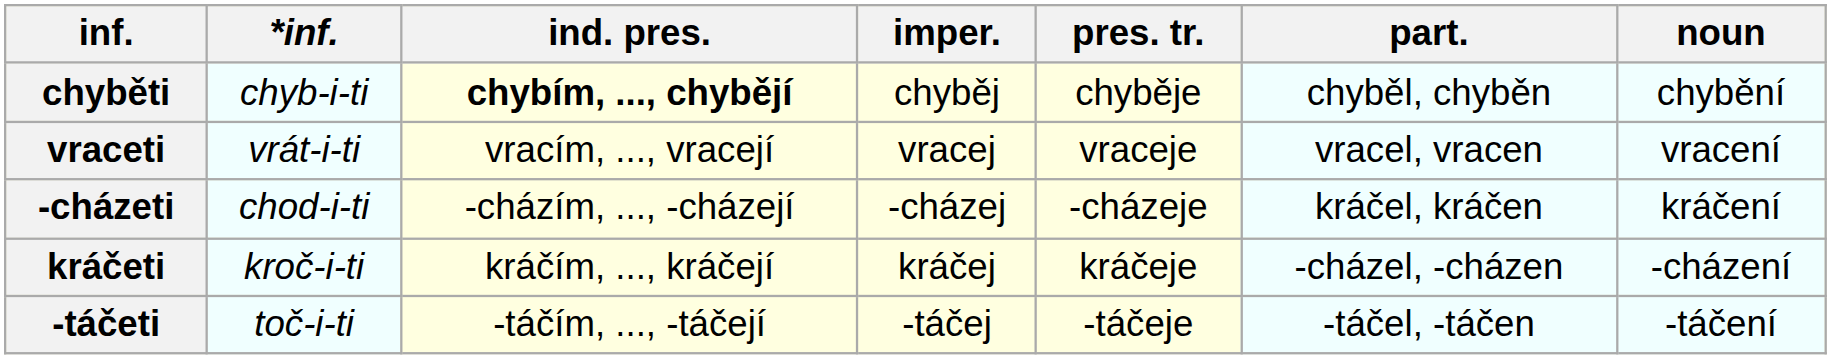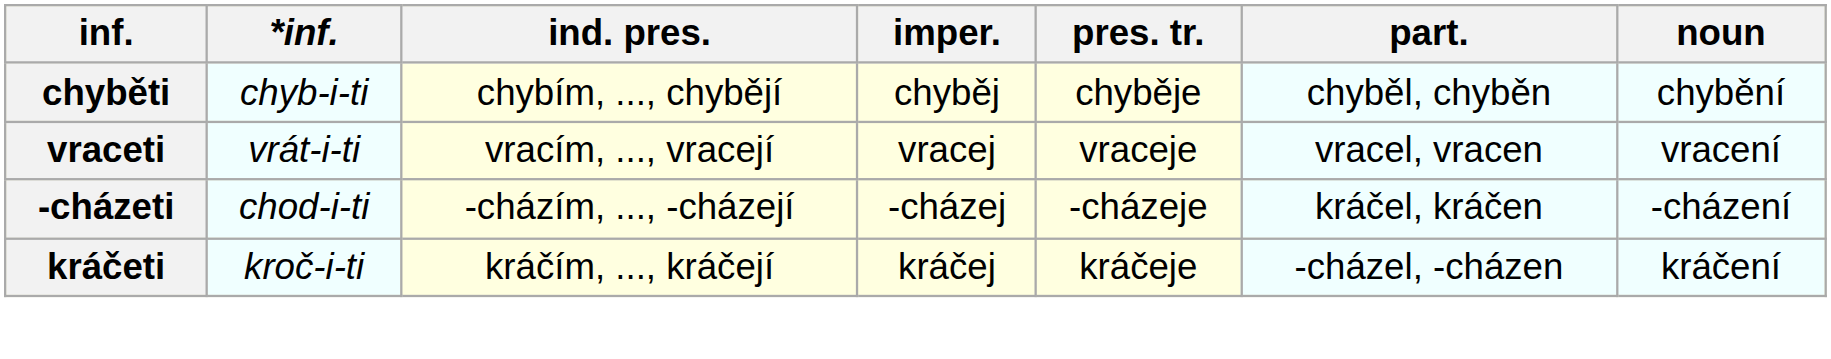(630, 91) bold -> (630, 91) normal
(1721, 207) kráčení -> (1721, 207) -cházení
(1721, 265) -cházení -> (1721, 265) kráčení
- row: (106, 324)
